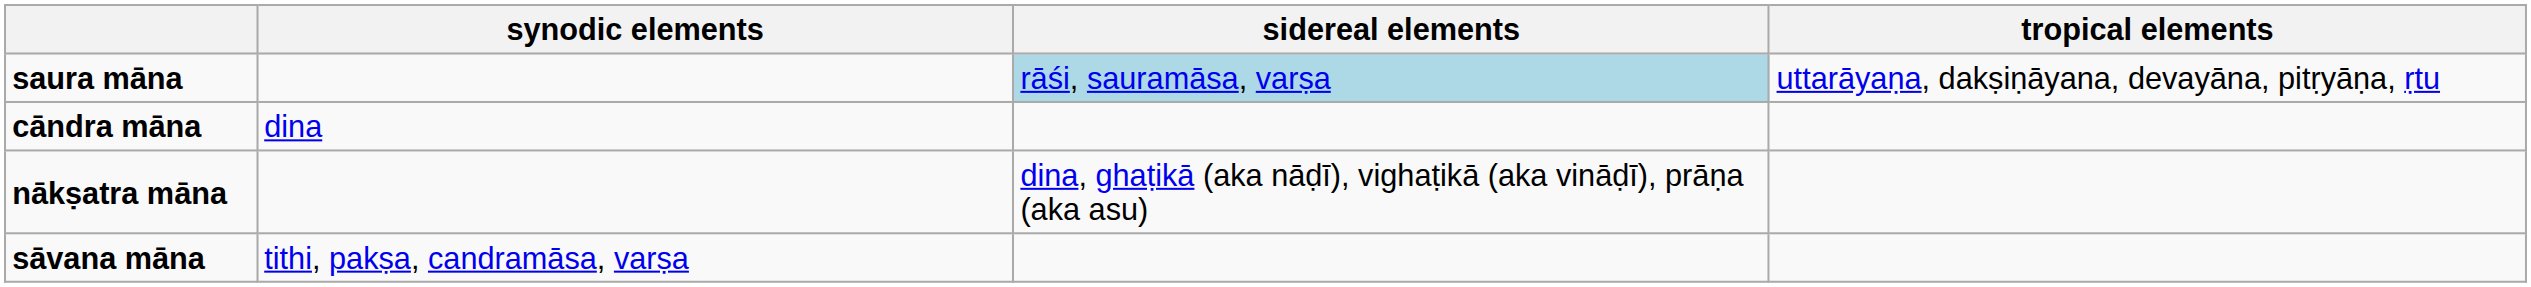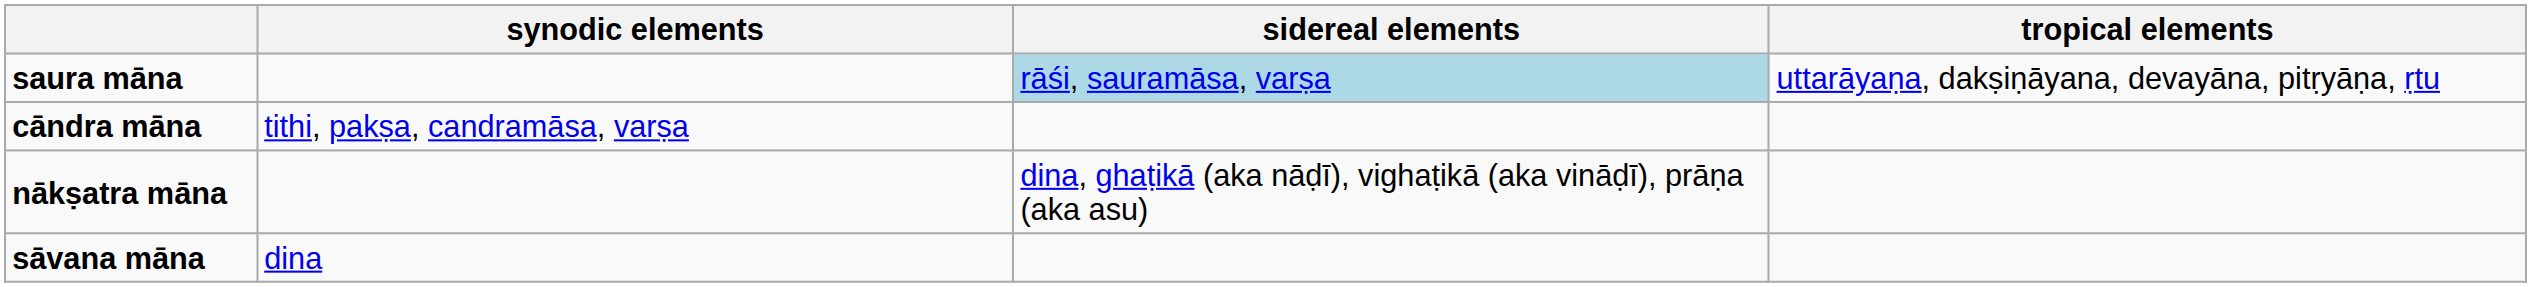(293, 127) dina -> (477, 127) tithi, pakṣa, candramāsa, varṣa
(477, 258) tithi, pakṣa, candramāsa, varṣa -> (293, 258) dina
